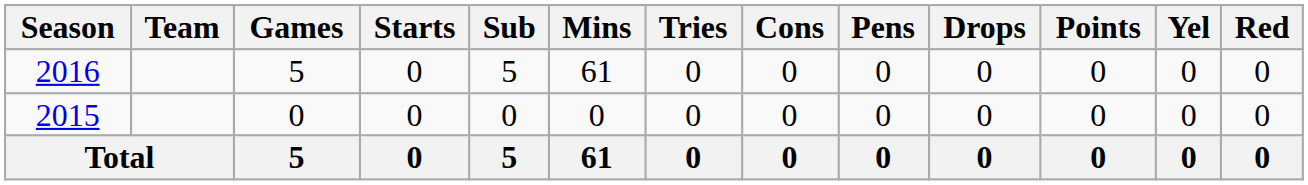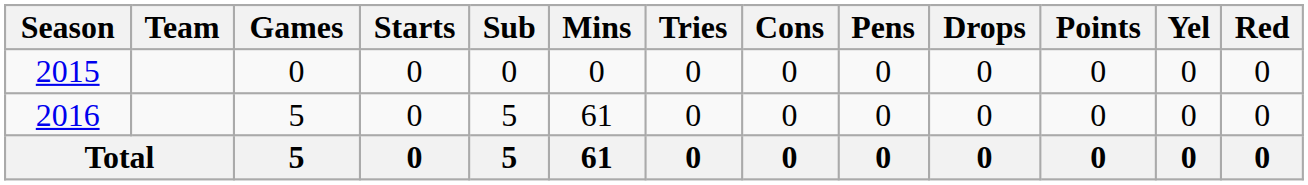rows swapped: (68, 113) <-> (68, 70)
